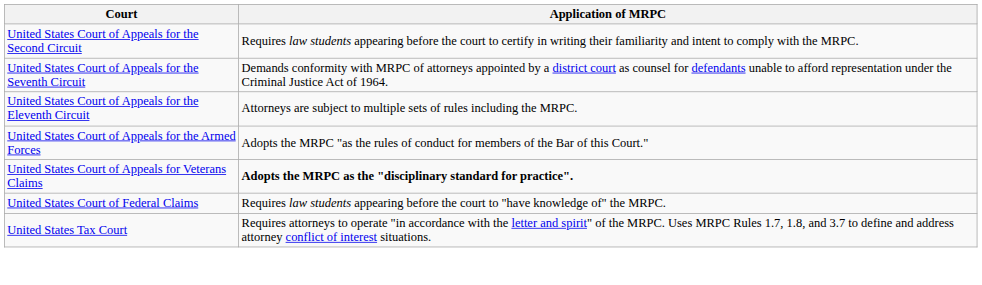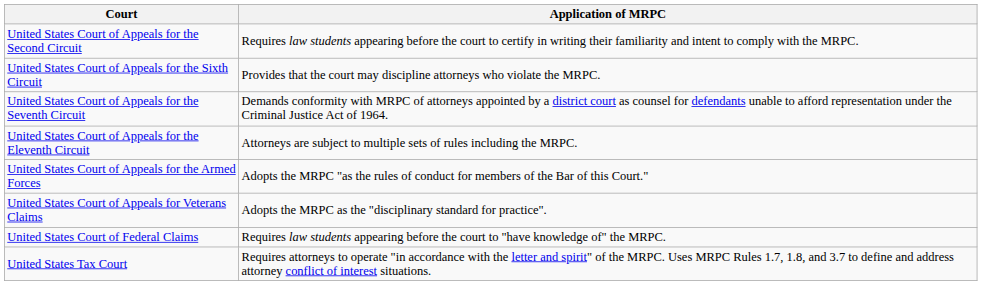+ row: (118, 75)
(407, 176) bold -> (394, 210) normal
